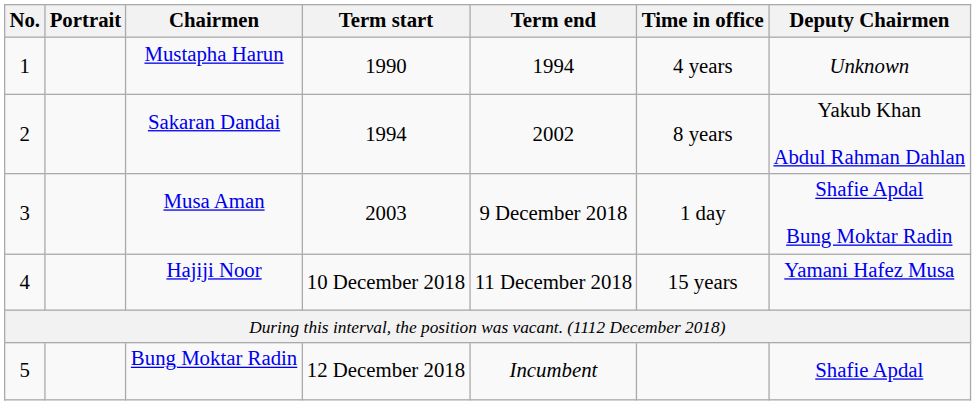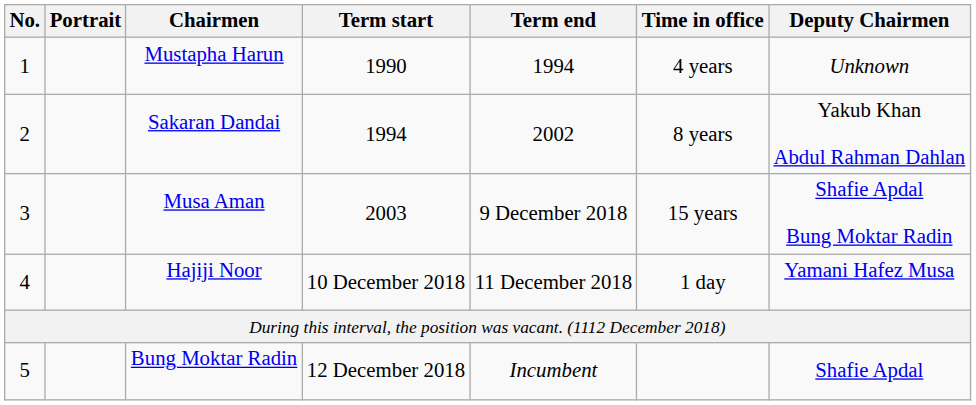(703, 213) 1 day -> (703, 213) 15 years
(703, 281) 15 years -> (703, 281) 1 day
